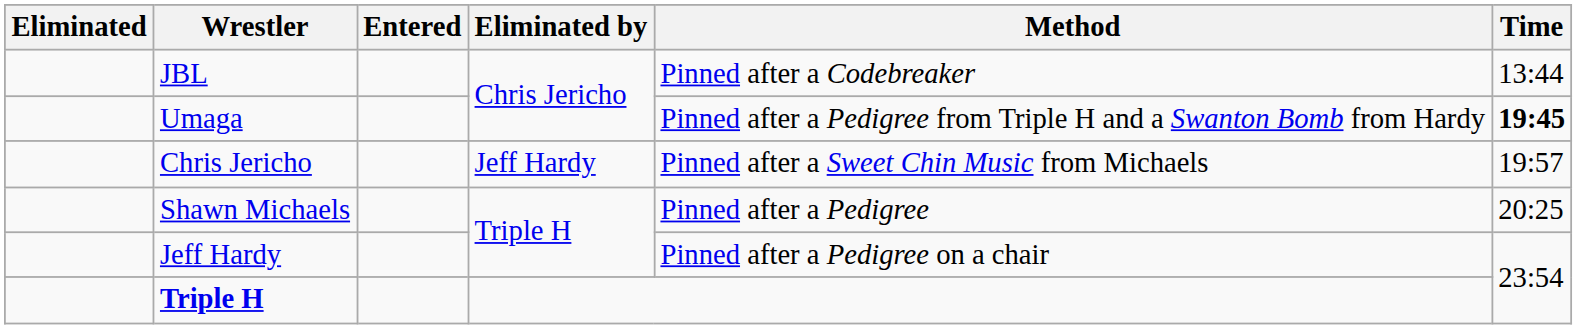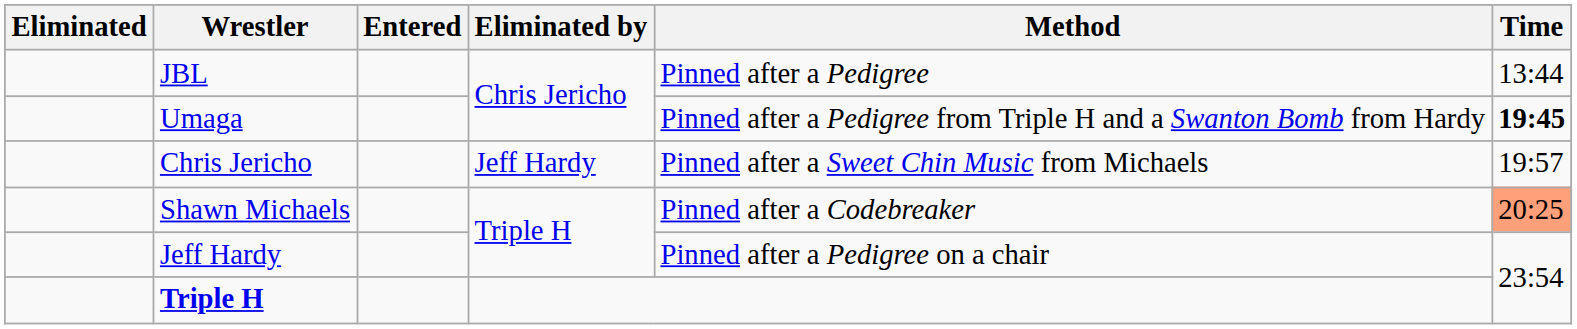(818, 72) Pinned after a Codebreaker -> (795, 72) Pinned after a Pedigree
(795, 208) Pinned after a Pedigree -> (818, 208) Pinned after a Codebreaker
(1531, 208) no background -> (1531, 208) lightsalmon background
